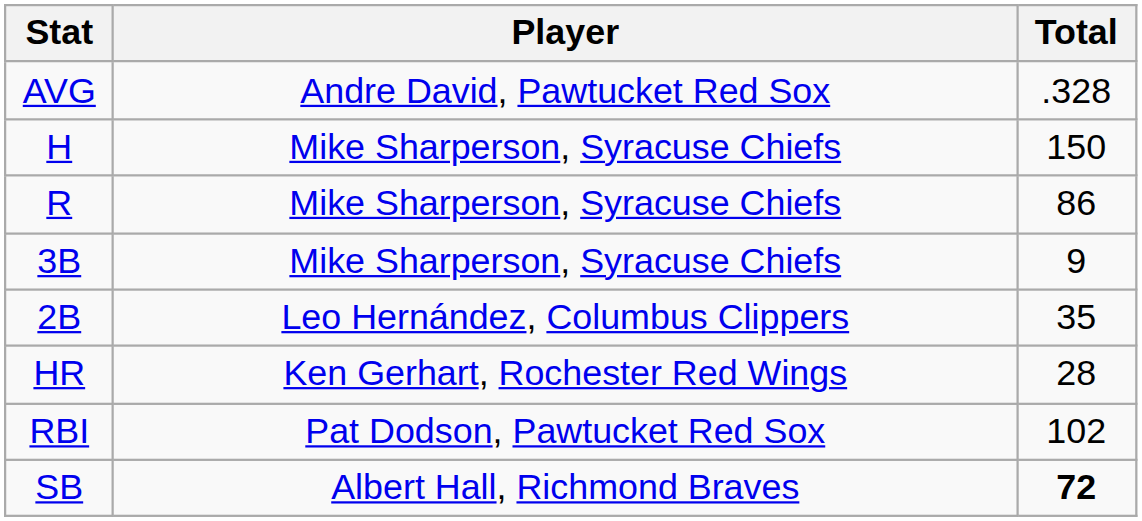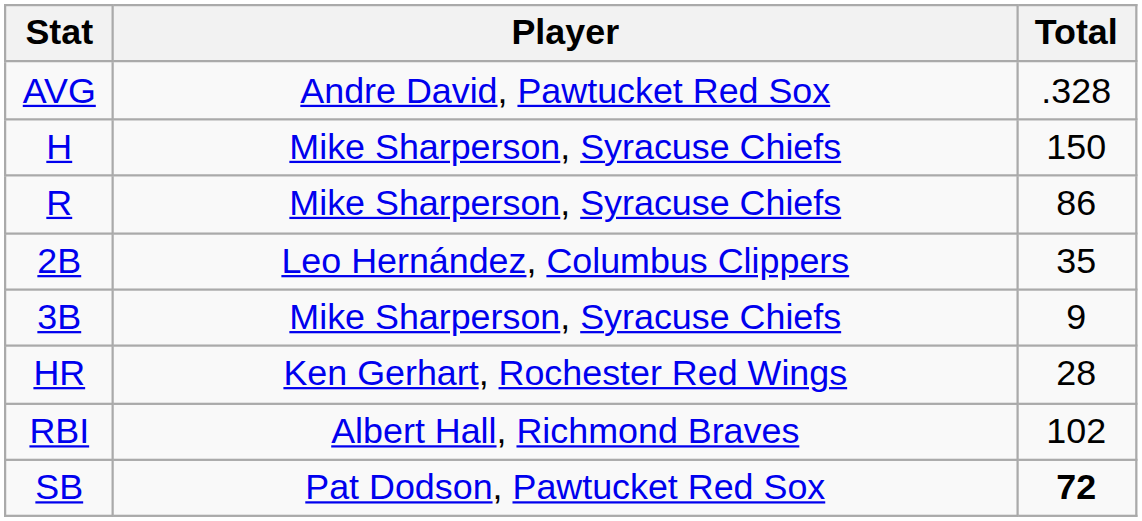rows swapped: (59, 317) <-> (59, 260)
(565, 430) Pat Dodson, Pawtucket Red Sox -> (565, 430) Albert Hall, Richmond Braves
(565, 487) Albert Hall, Richmond Braves -> (565, 487) Pat Dodson, Pawtucket Red Sox
